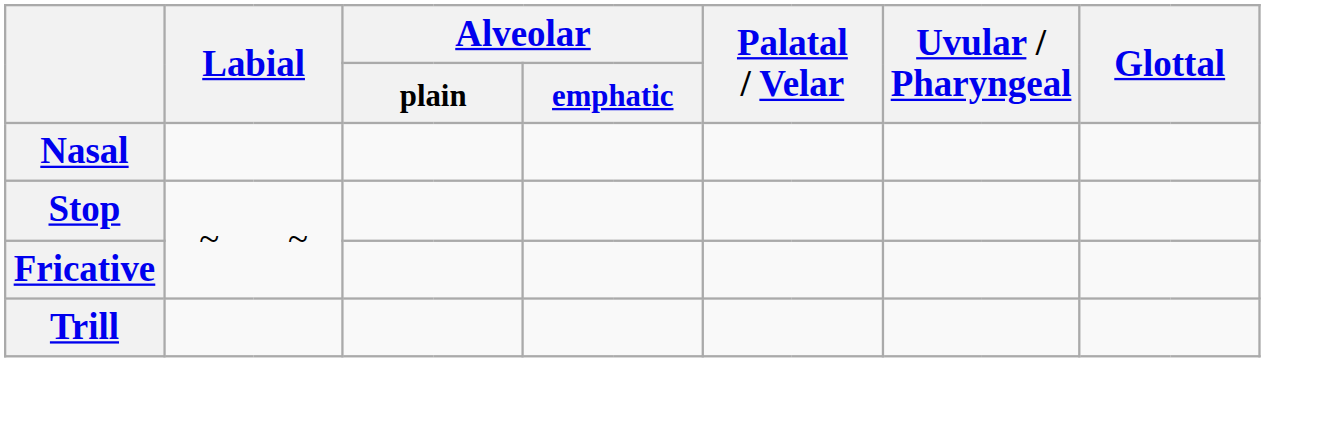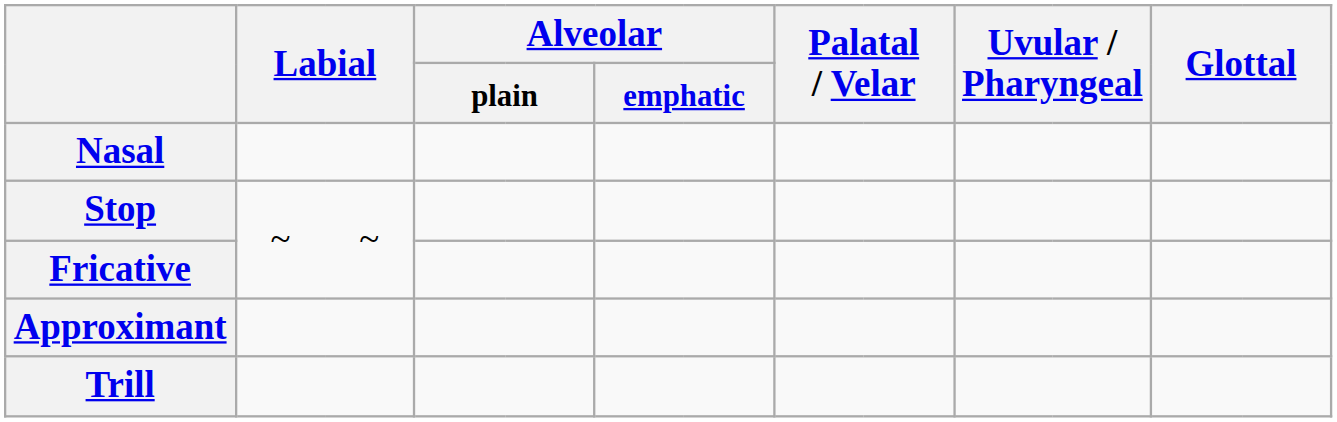+ row: (120, 326)
